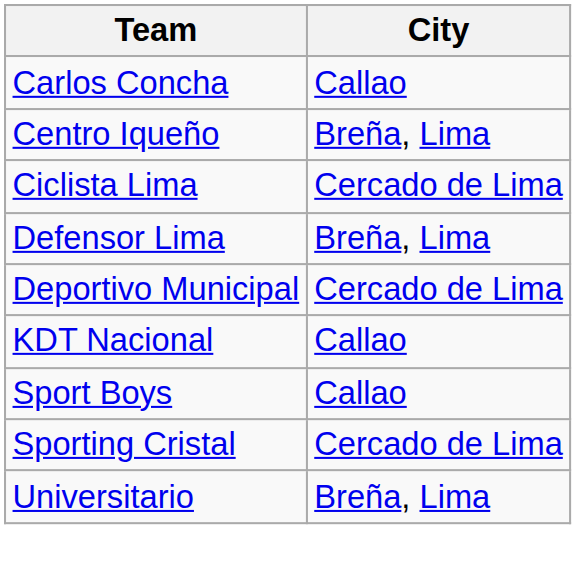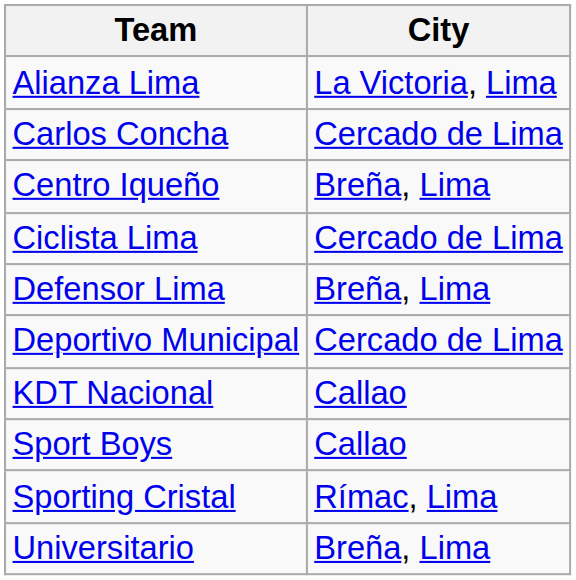+ row: (106, 82)
(361, 82) Callao -> (439, 133) Cercado de Lima
(439, 444) Cercado de Lima -> (406, 496) Rímac, Lima
